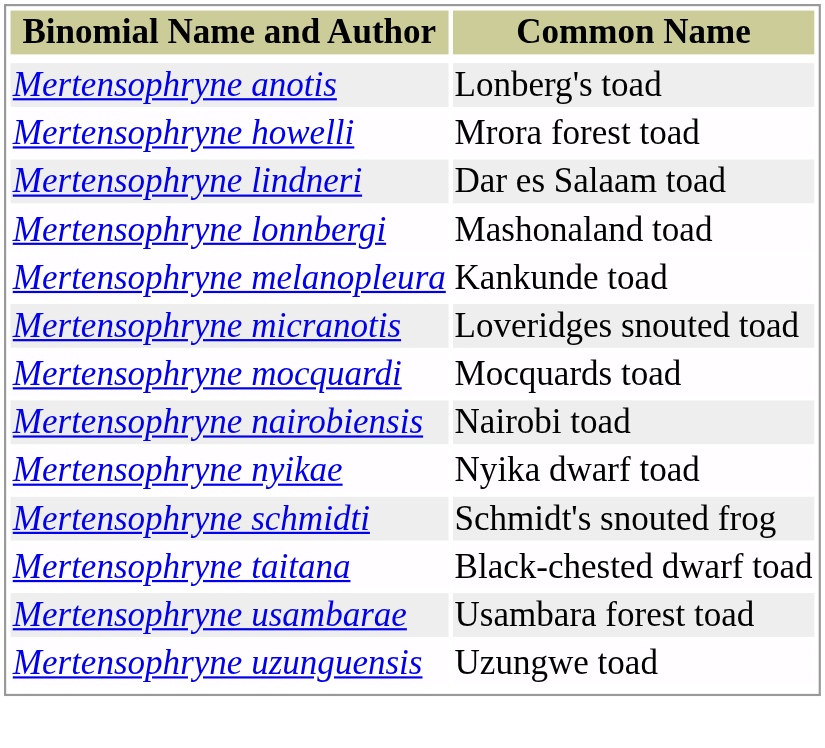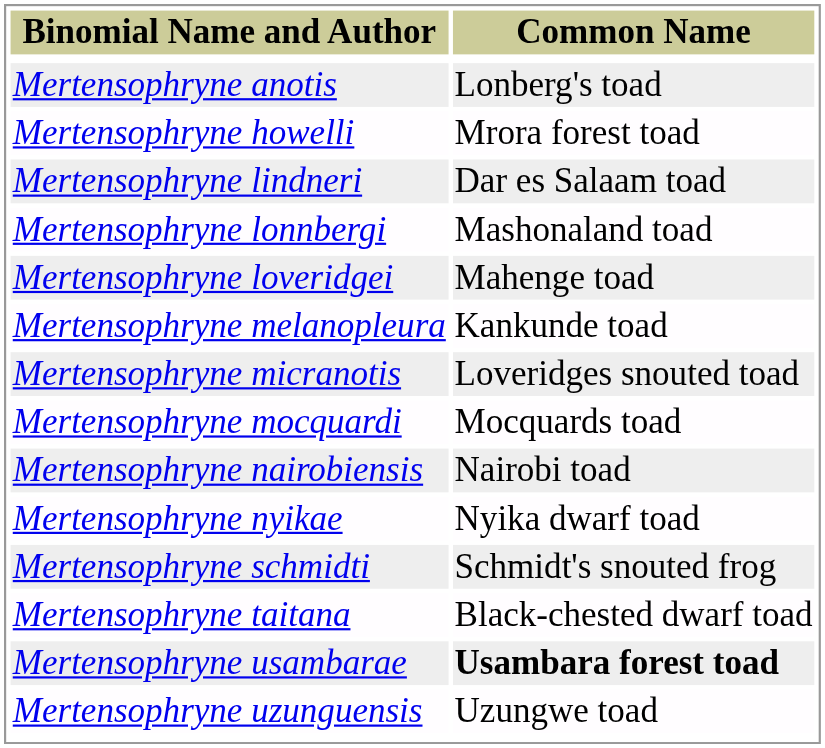+ row: (203, 277)
(604, 614) normal -> (617, 662) bold
